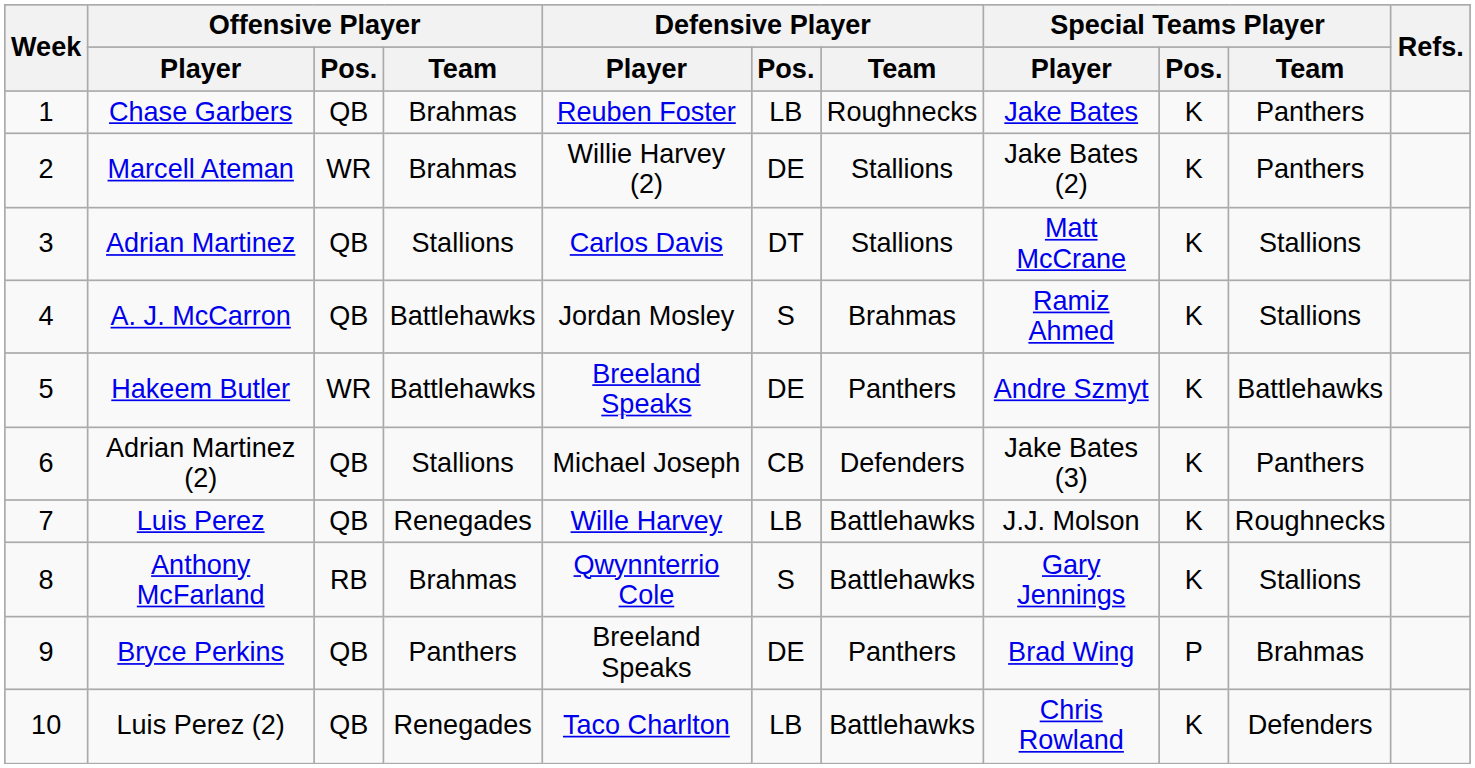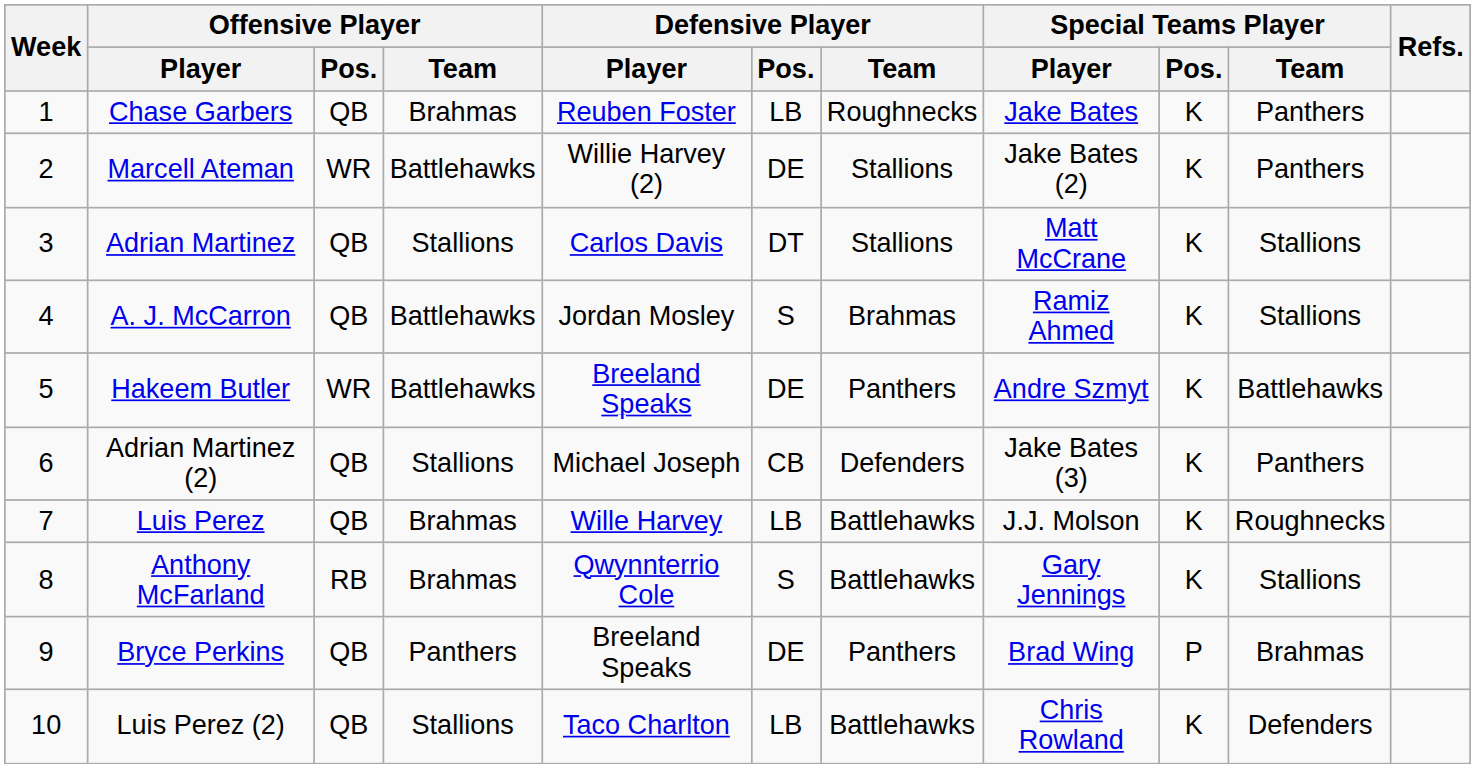(463, 169) Brahmas -> (463, 169) Battlehawks
(463, 521) Renegades -> (463, 521) Brahmas
(463, 725) Renegades -> (463, 725) Stallions
